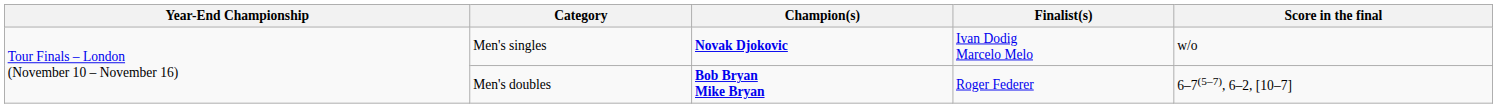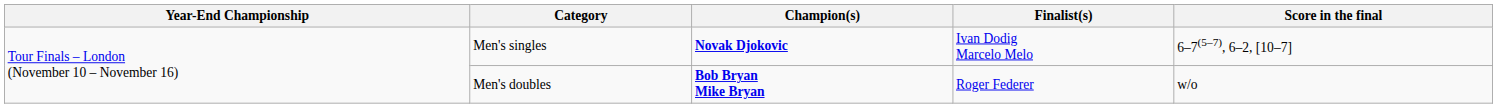(1187, 46) w/o -> (1235, 46) 6–7(5–7), 6–2, [10–7]
(1235, 84) 6–7(5–7), 6–2, [10–7] -> (1187, 84) w/o
